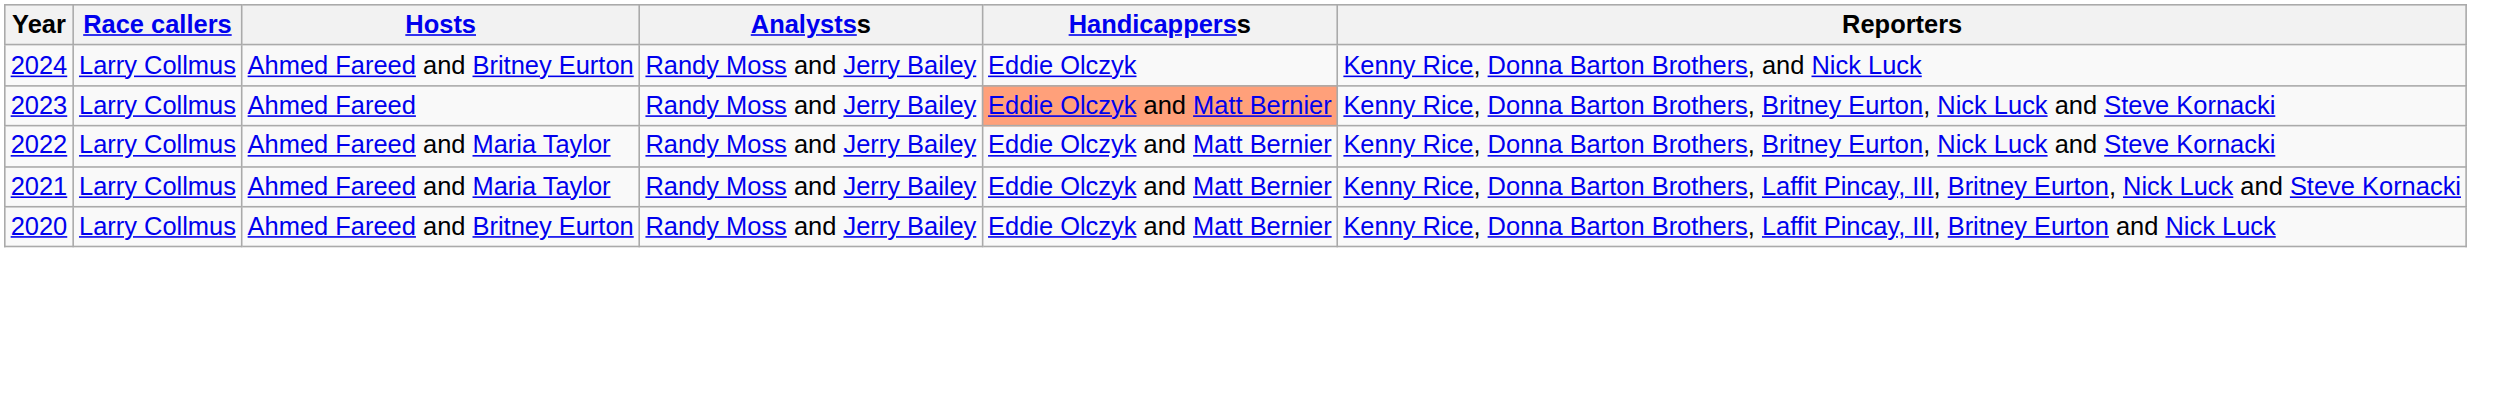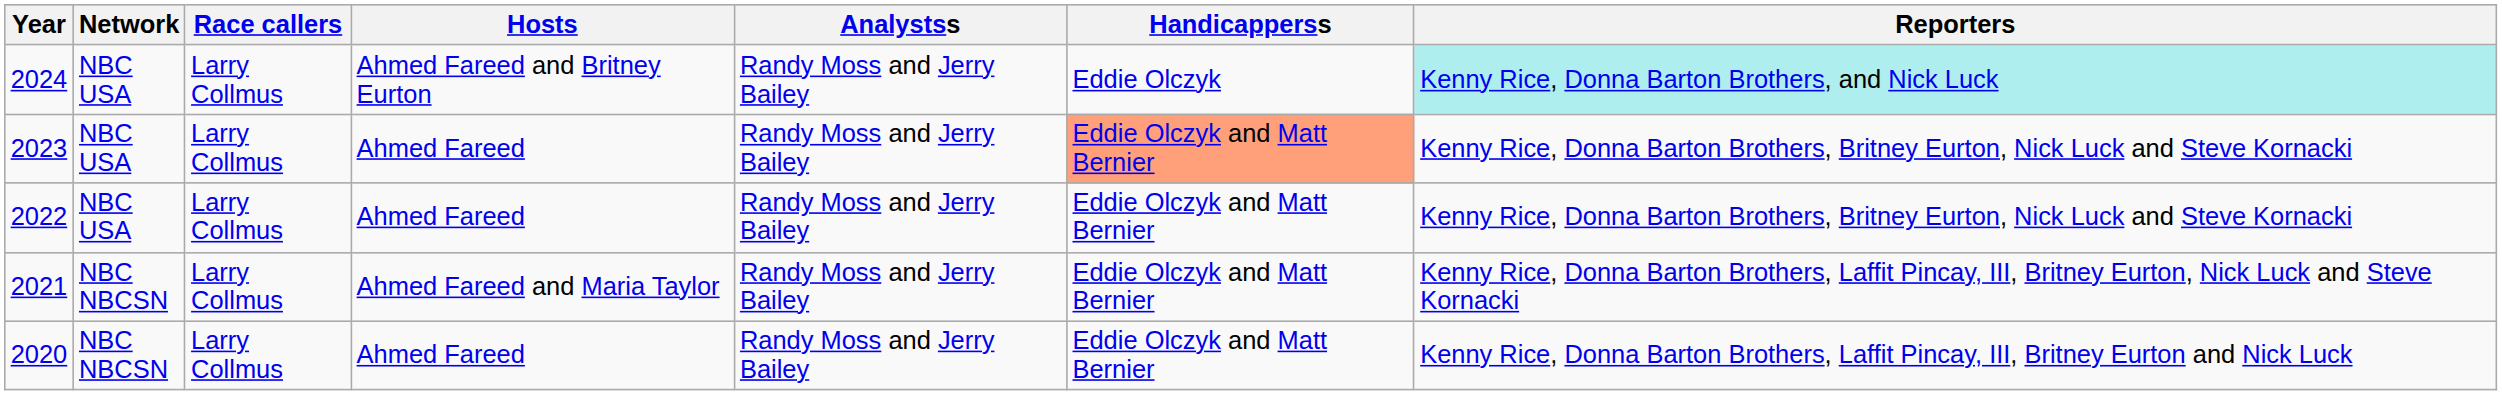+ column: (129, 24)
(1633, 65) no background -> (1709, 79) paleturquoise background
(429, 145) Ahmed Fareed and Maria Taylor -> (441, 217) Ahmed Fareed
(441, 226) Ahmed Fareed and Britney Eurton -> (441, 355) Ahmed Fareed
